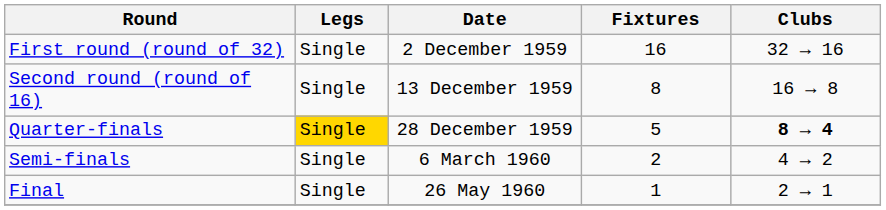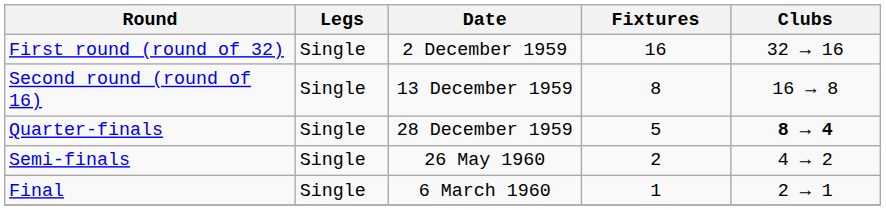(333, 130) gold background -> (333, 130) no background
(485, 160) 6 March 1960 -> (485, 160) 26 May 1960
(485, 190) 26 May 1960 -> (485, 190) 6 March 1960
